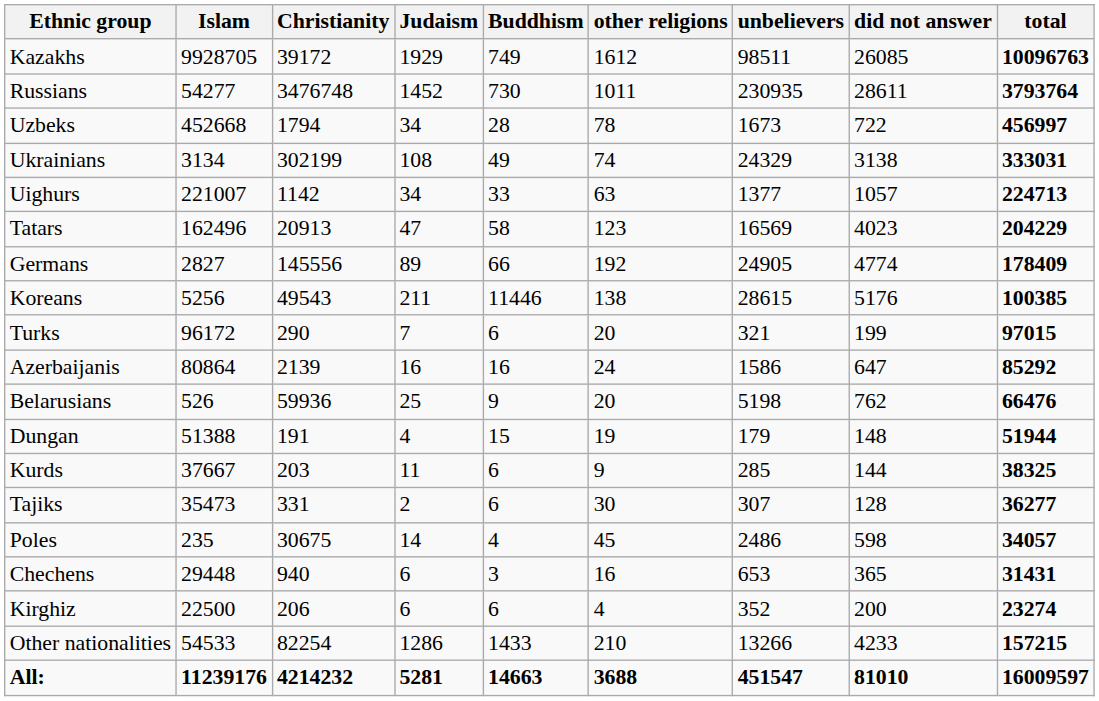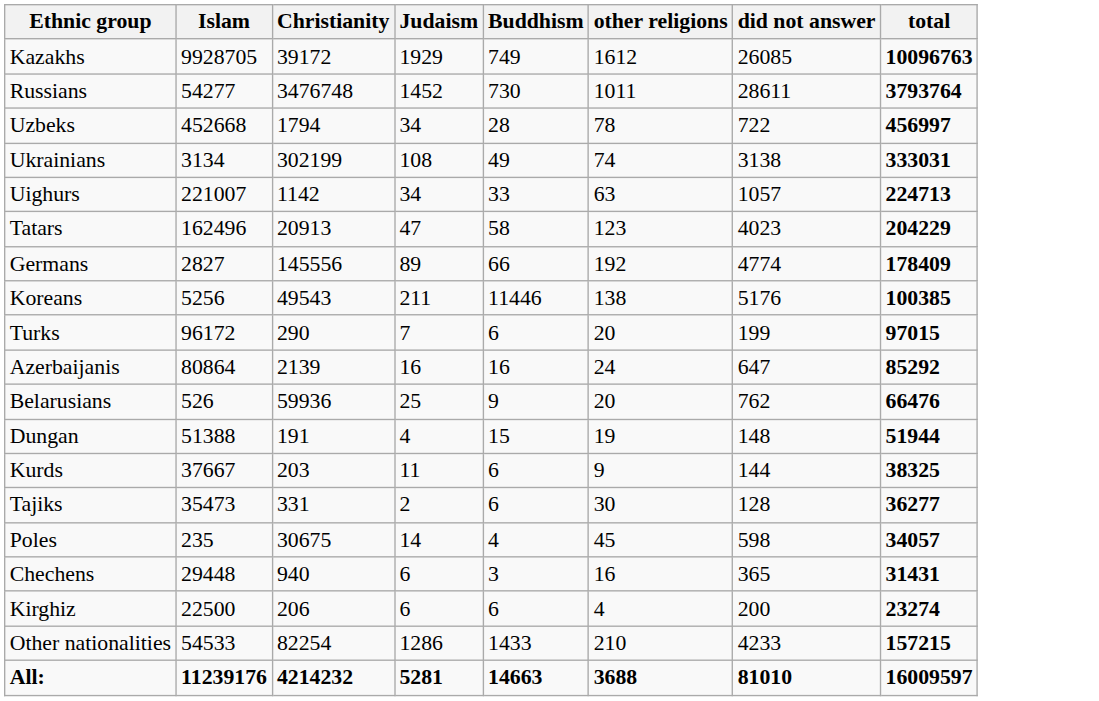- column: (791, 21)
